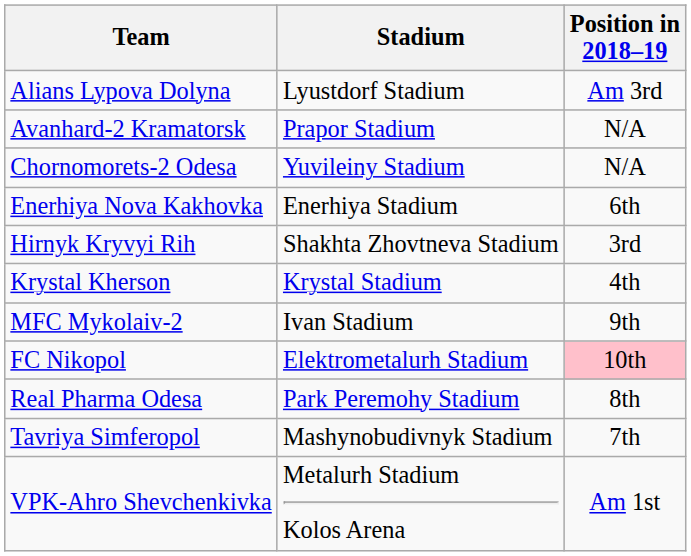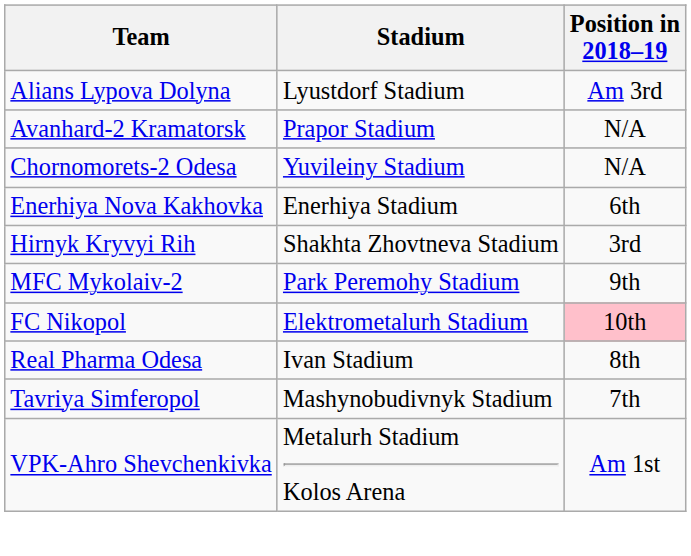- row: (90, 282)
(348, 321) Ivan Stadium -> (401, 282) Park Peremohy Stadium
(401, 398) Park Peremohy Stadium -> (348, 360) Ivan Stadium
